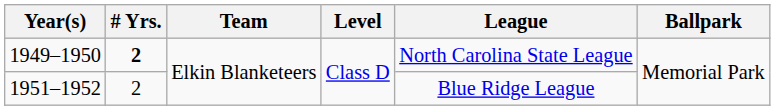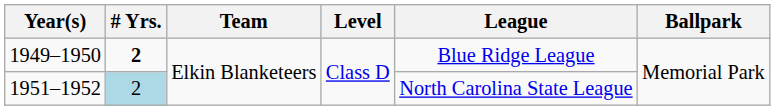(516, 55) North Carolina State League -> (516, 55) Blue Ridge League
(136, 88) no background -> (136, 88) lightblue background
(516, 88) Blue Ridge League -> (516, 88) North Carolina State League
